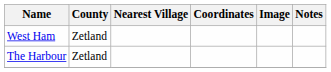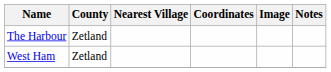rows swapped: (37, 56) <-> (31, 35)
